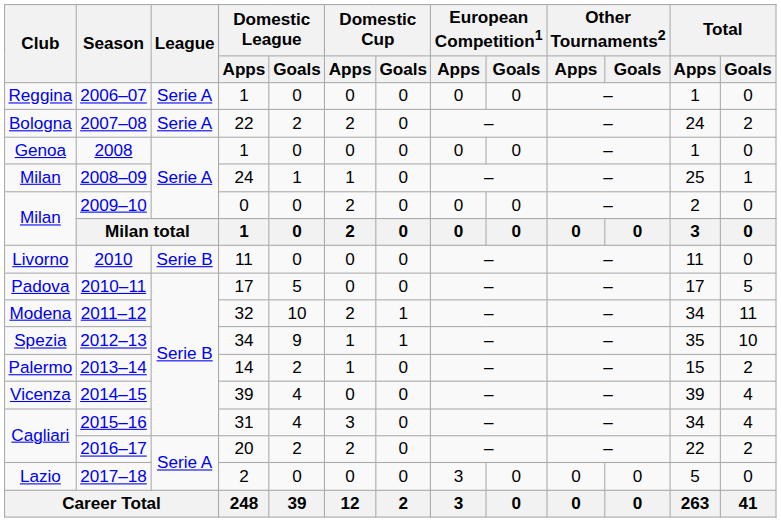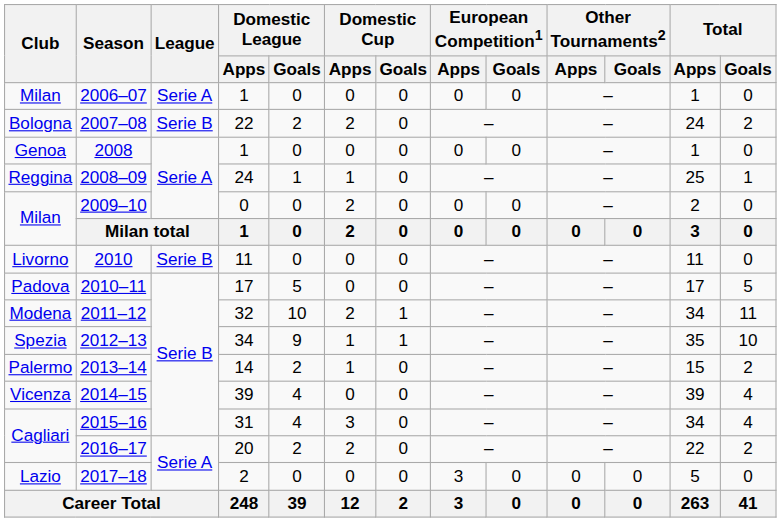(40, 96) Reggina -> (40, 96) Milan
(185, 123) Serie A -> (185, 123) Serie B
(40, 177) Milan -> (40, 177) Reggina
